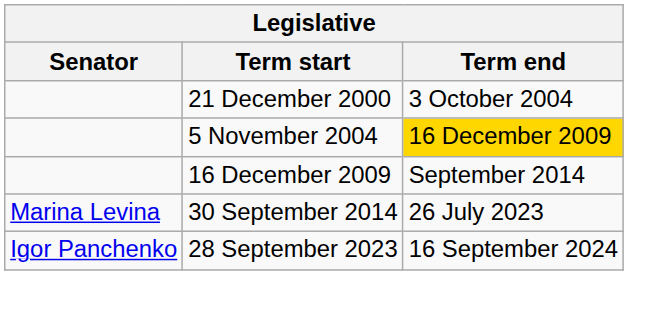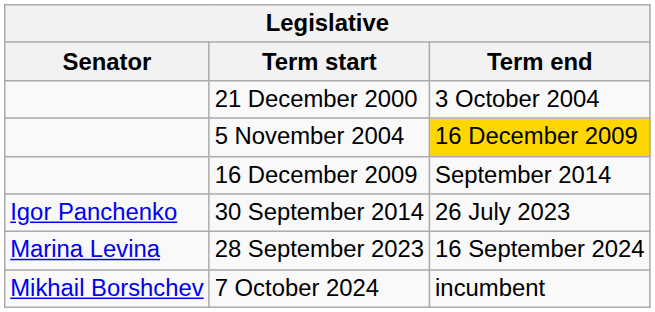(85, 212) Marina Levina -> (94, 212) Igor Panchenko
(94, 250) Igor Panchenko -> (85, 250) Marina Levina
+ row: (297, 288)
